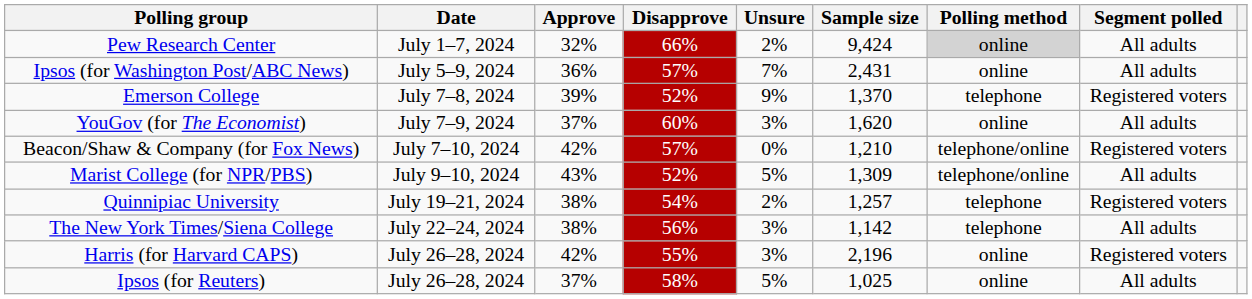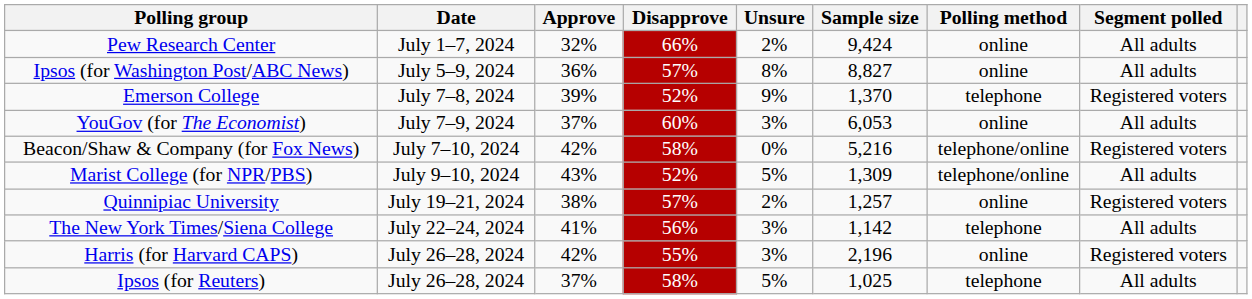(1003, 43) lightgrey background -> (1003, 43) no background
(774, 70) 7% -> (774, 70) 8%
(870, 70) 2,431 -> (870, 70) 8,827
(870, 122) 1,620 -> (870, 122) 6,053
(680, 149) 57% -> (680, 149) 58%
(870, 149) 1,210 -> (870, 149) 5,216
(680, 201) 54% -> (680, 201) 57%
(1003, 201) telephone -> (1003, 201) online
(579, 227) 38% -> (579, 227) 41%
(1003, 280) online -> (1003, 280) telephone
